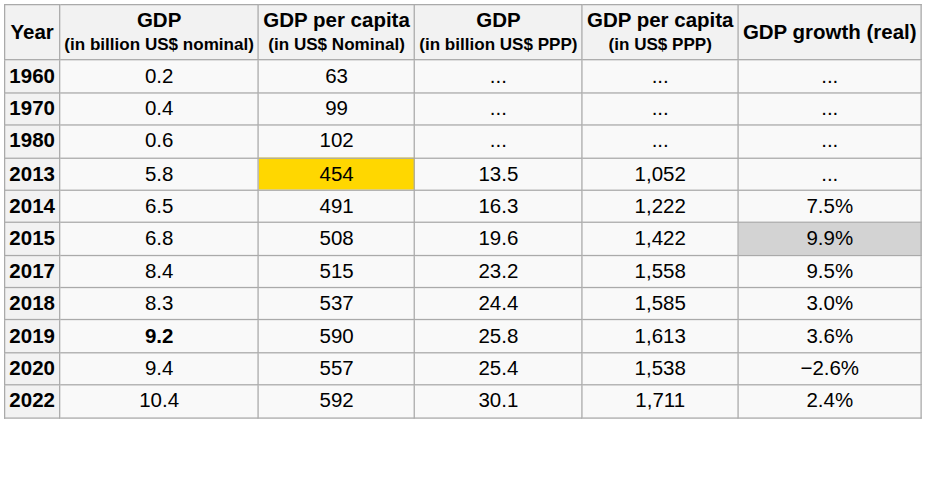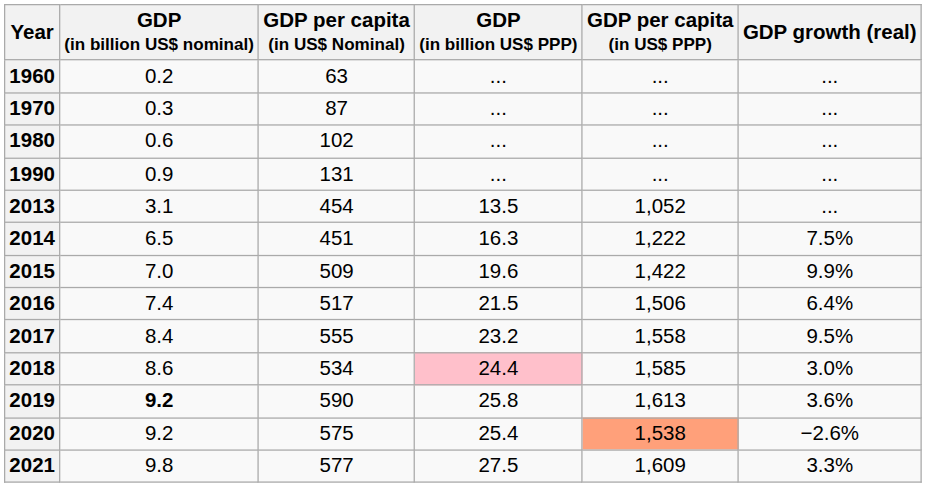(159, 108) 0.4 -> (159, 108) 0.3
(337, 108) 99 -> (337, 108) 87
+ row: (32, 173)
(159, 173) 5.8 -> (159, 206) 3.1
(337, 173) gold background -> (337, 206) no background
(337, 206) 491 -> (337, 238) 451
(159, 238) 6.8 -> (159, 271) 7.0
(337, 238) 508 -> (337, 271) 509
(830, 238) lightgrey background -> (830, 271) no background
+ row: (32, 303)
(337, 271) 515 -> (337, 336) 555
(159, 303) 8.3 -> (159, 368) 8.6
(337, 303) 537 -> (337, 368) 534
(498, 303) no background -> (498, 368) pink background
(159, 368) 9.4 -> (159, 433) 9.2
(337, 368) 557 -> (337, 433) 575
(660, 368) no background -> (660, 433) lightsalmon background
+ row: (32, 466)
- row: (32, 401)
